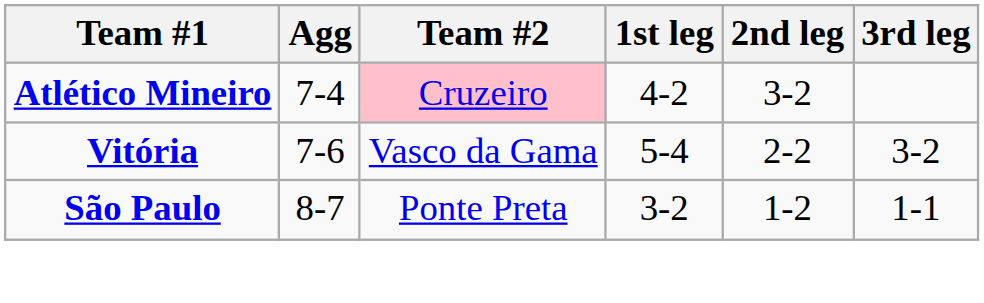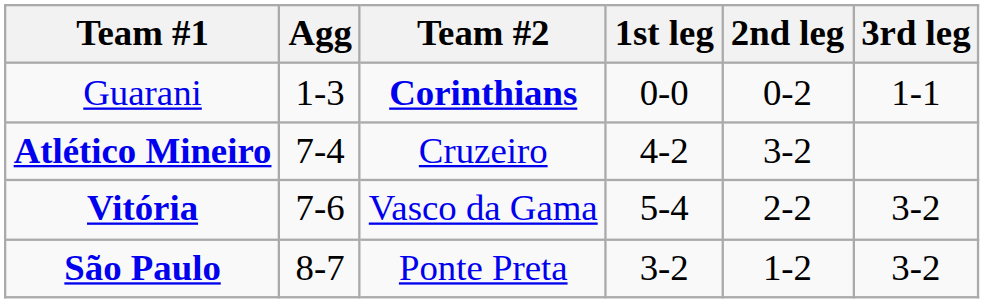+ row: (143, 92)
(483, 92) pink background -> (483, 150) no background
(916, 208) 1-1 -> (916, 267) 3-2
